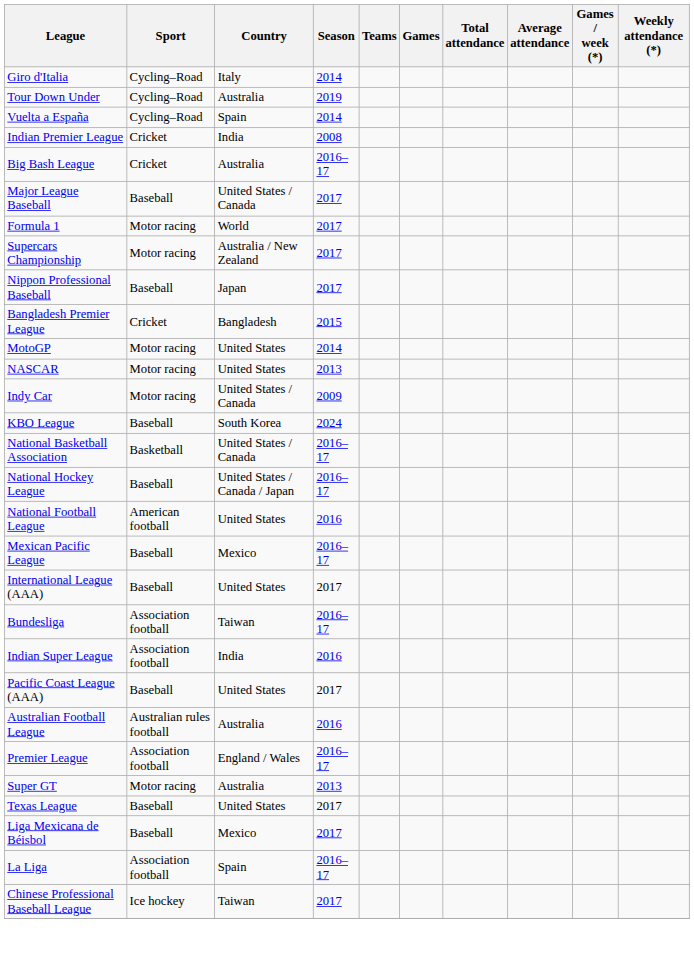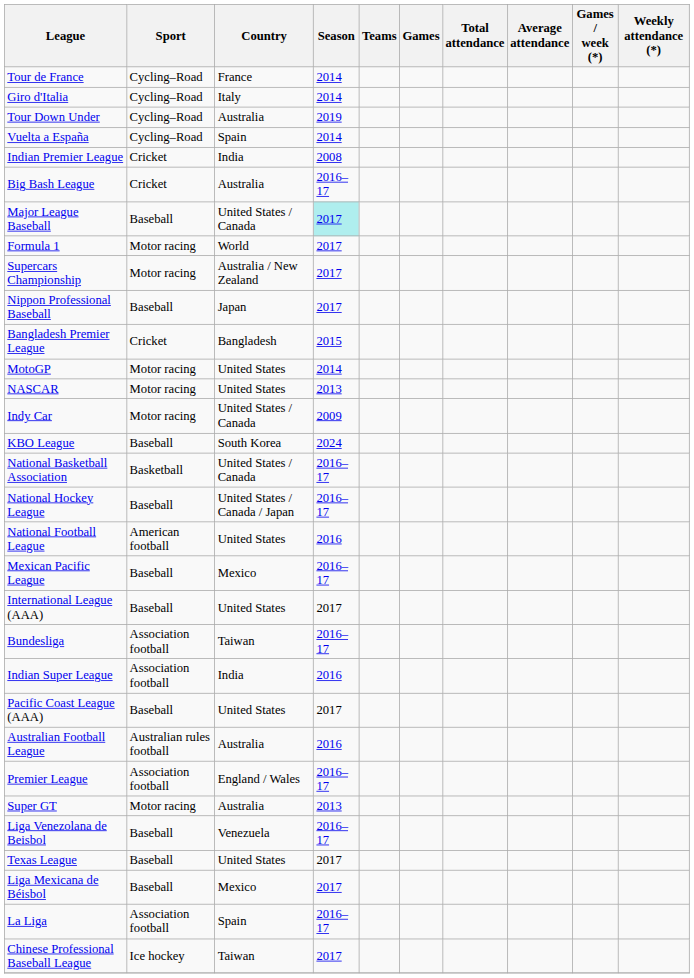+ row: (45, 77)
(329, 198) no background -> (329, 218) paleturquoise background
+ row: (57, 833)
